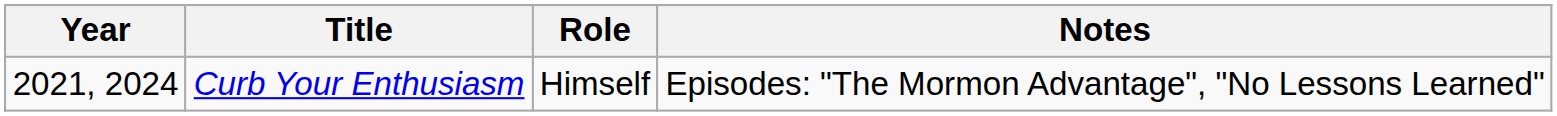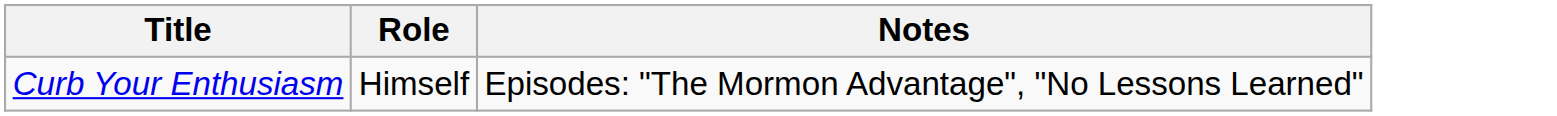- column: (96, 30)
